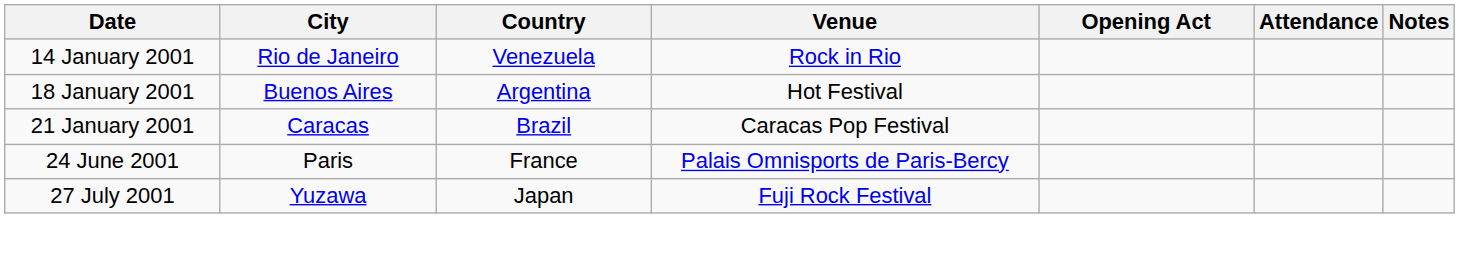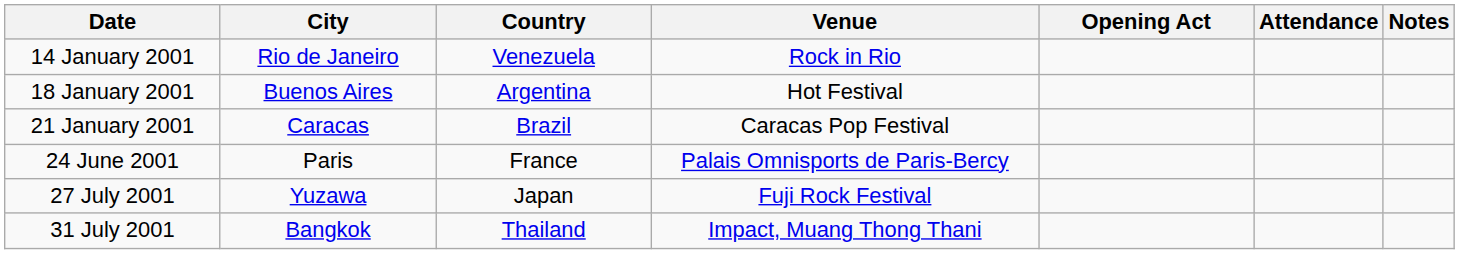+ row: (112, 230)
